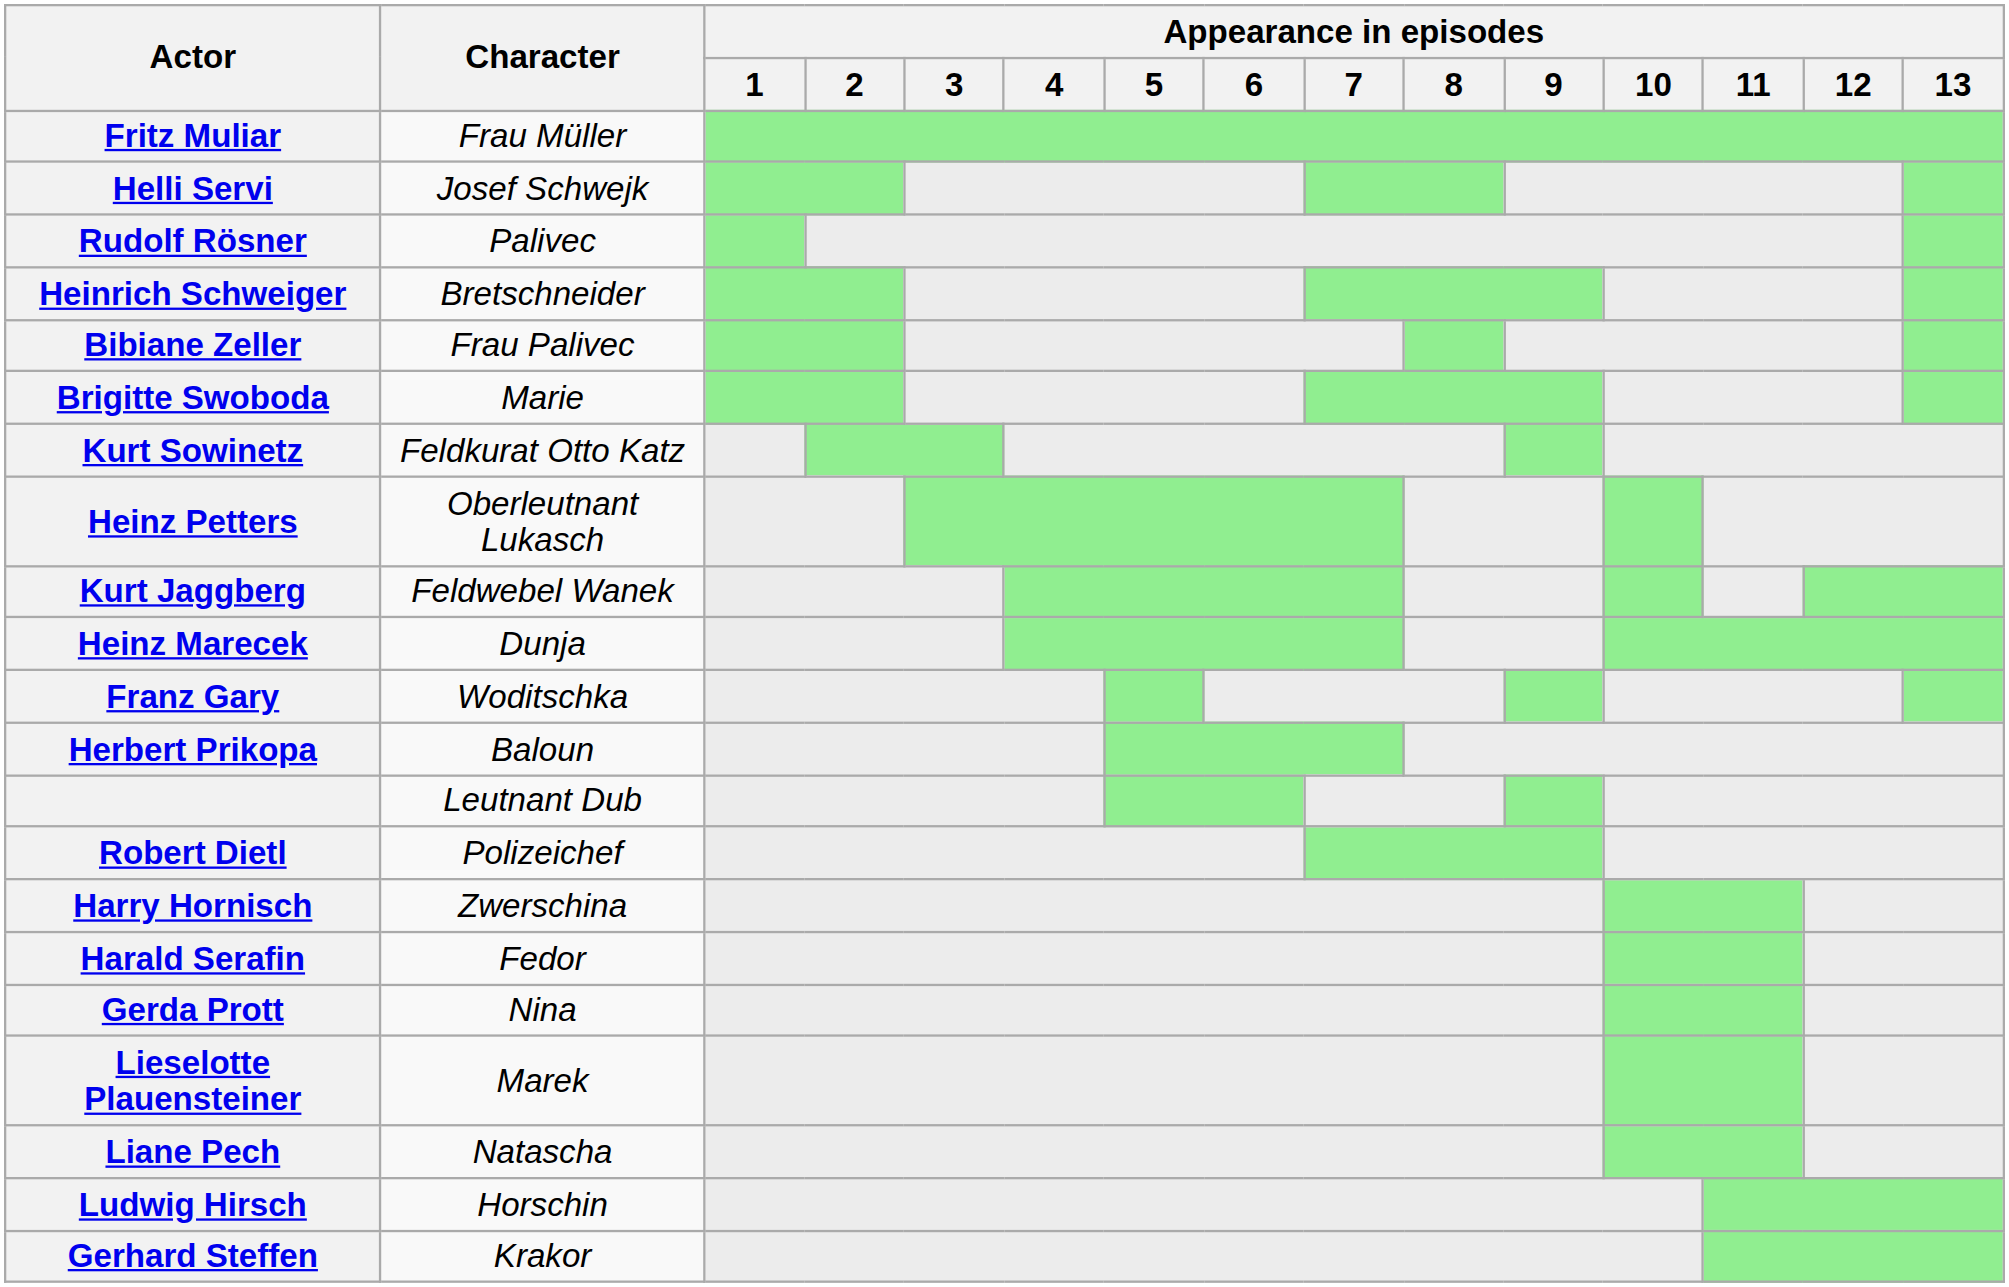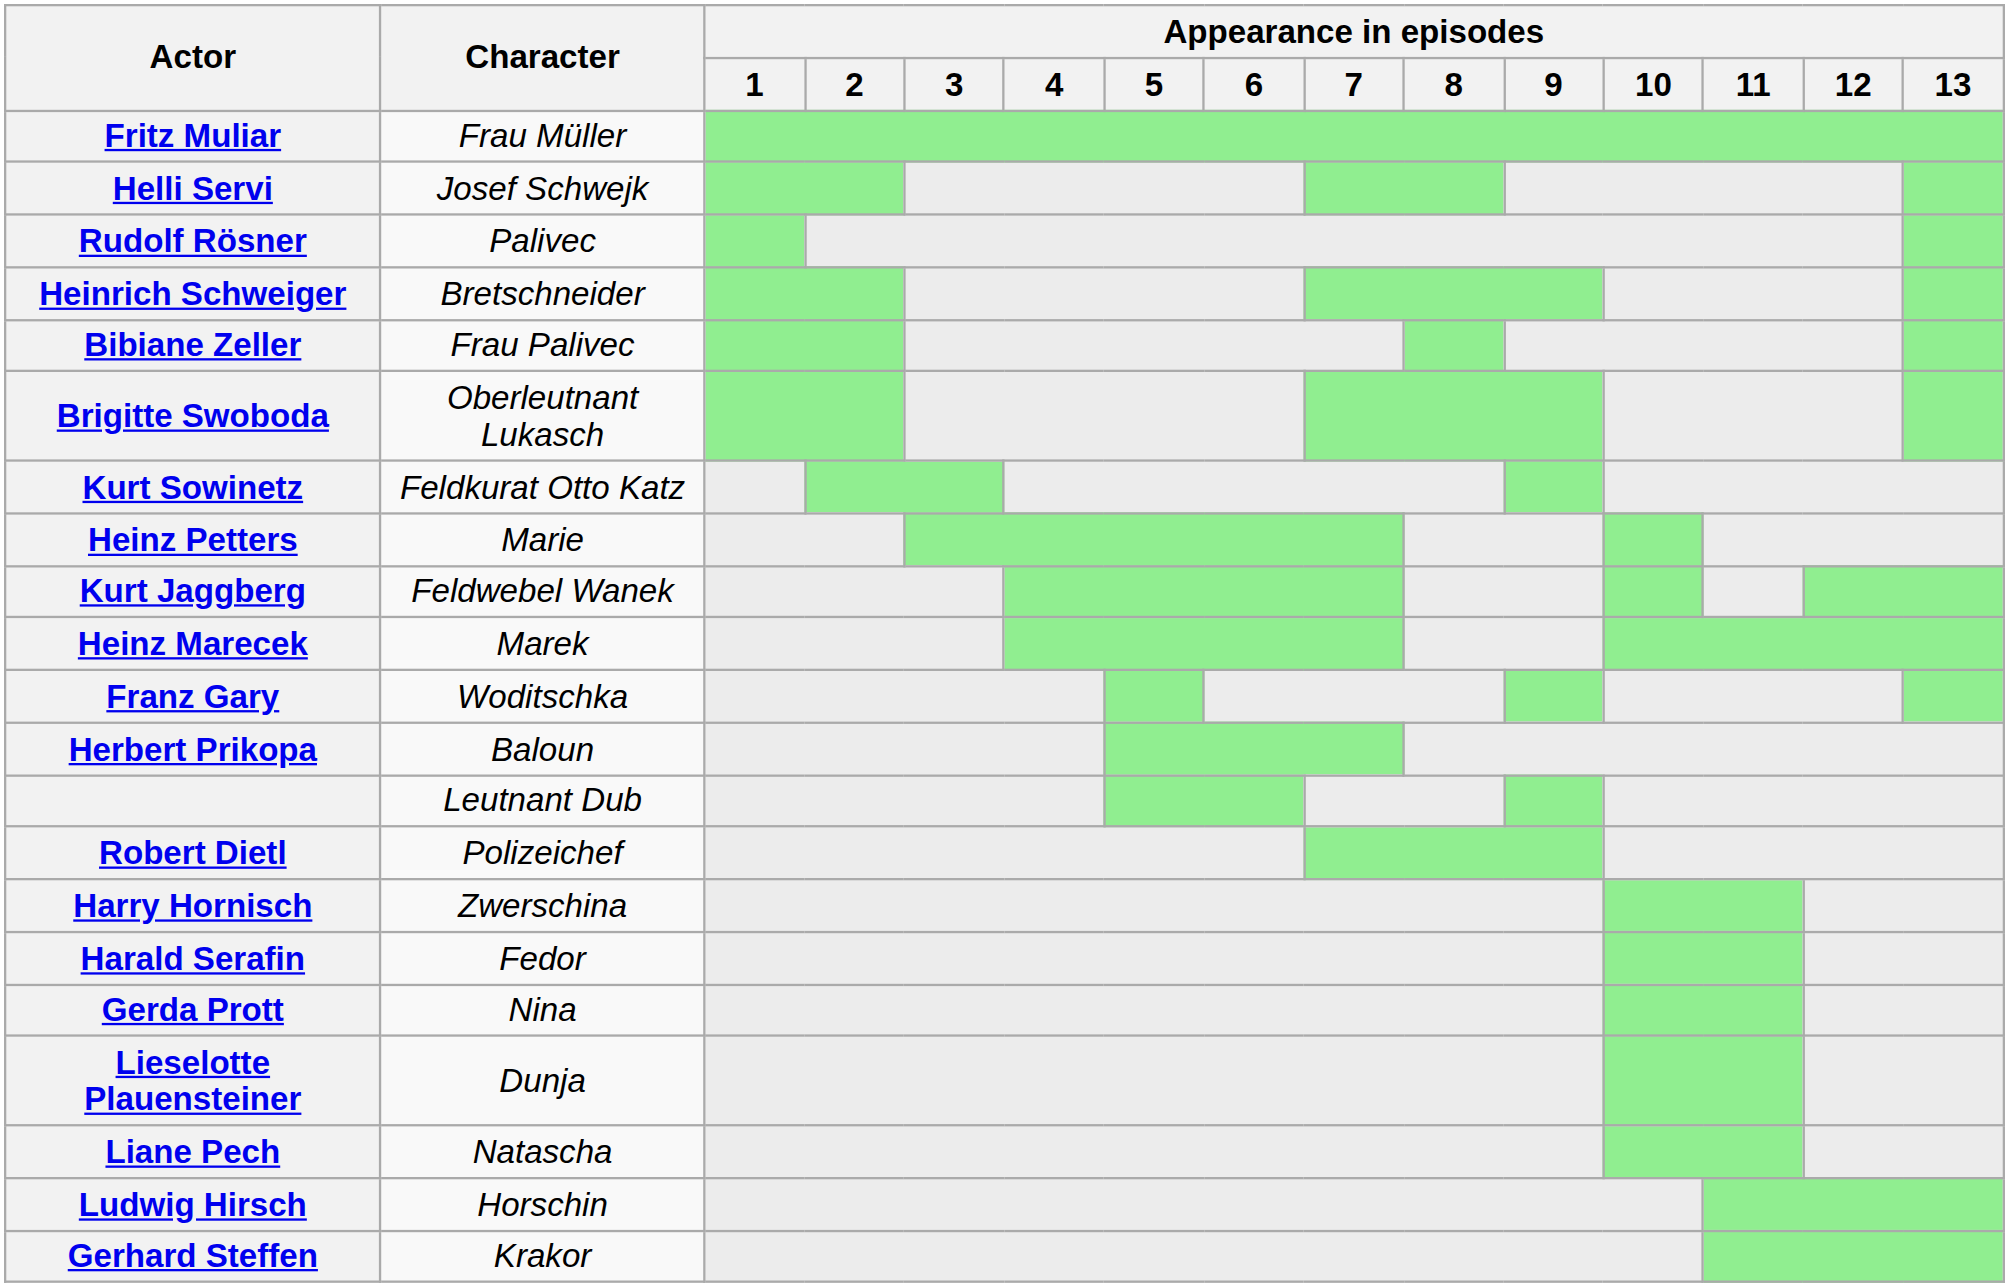(543, 398) Marie -> (543, 416) Oberleutnant Lukasch
(543, 521) Oberleutnant Lukasch -> (543, 539) Marie
(543, 644) Dunja -> (543, 644) Marek
(543, 1081) Marek -> (543, 1081) Dunja
